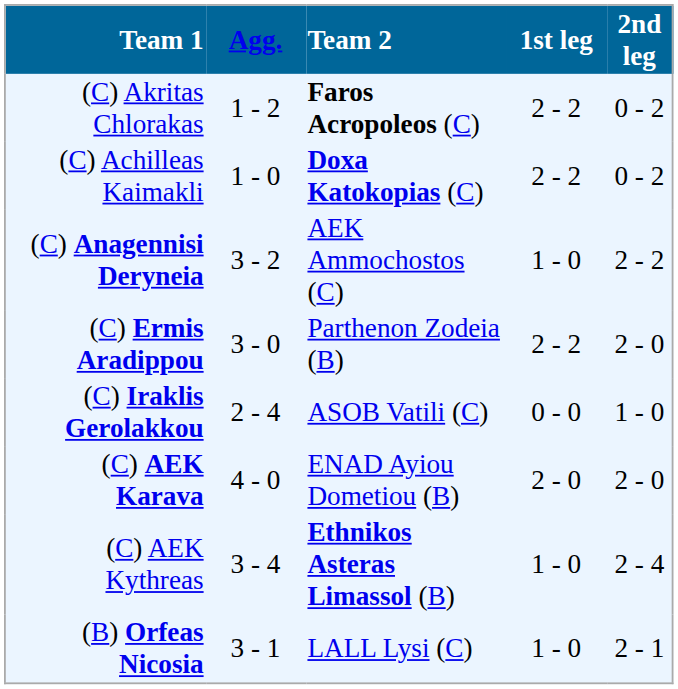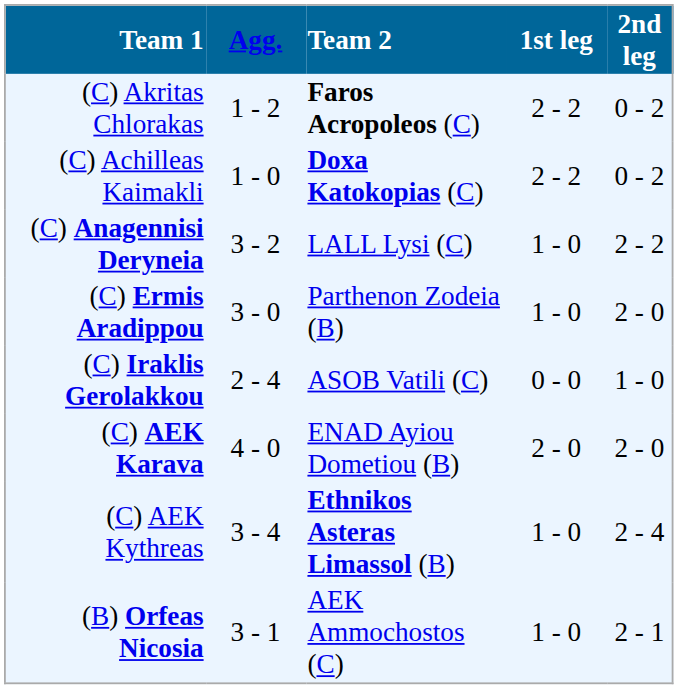(386, 259) AEK Ammochostos (C) -> (390, 243) LALL Lysi (C)
(556, 343) 2 - 2 -> (556, 311) 1 - 0
(390, 648) LALL Lysi (C) -> (386, 631) AEK Ammochostos (C)
